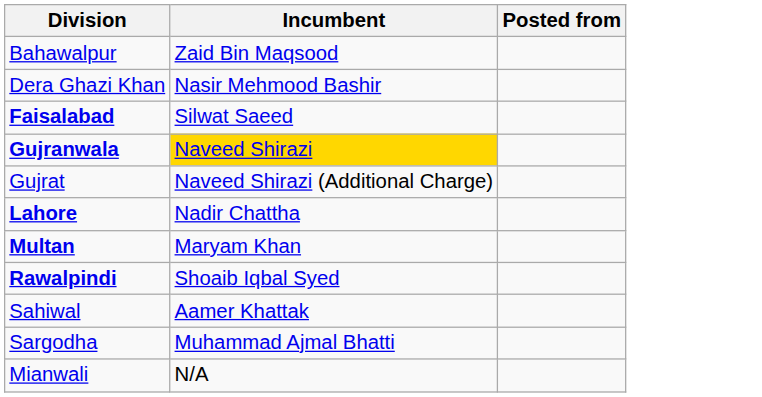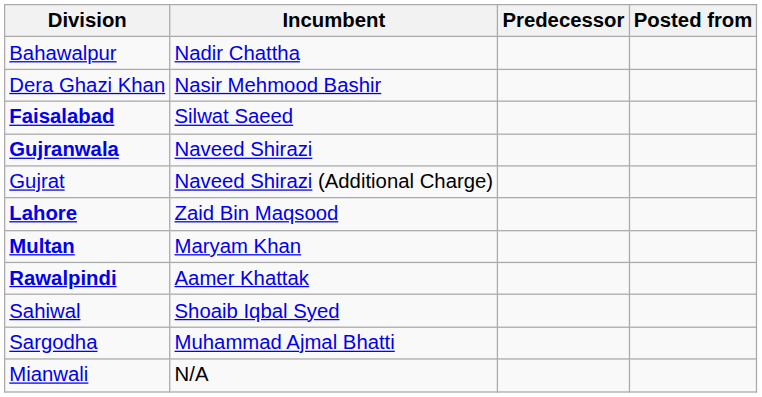+ column: (563, 20)
(256, 52) Zaid Bin Maqsood -> (237, 52) Nadir Chattha
(243, 149) gold background -> (243, 149) no background
(237, 213) Nadir Chattha -> (256, 213) Zaid Bin Maqsood
(257, 278) Shoaib Iqbal Syed -> (242, 278) Aamer Khattak
(242, 310) Aamer Khattak -> (257, 310) Shoaib Iqbal Syed
